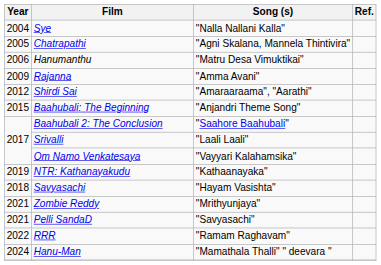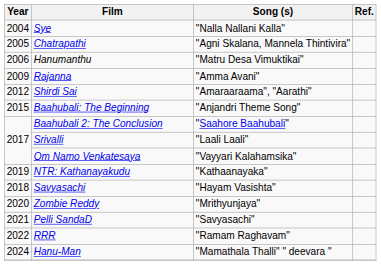(18, 204) 2021 -> (18, 204) 2020
